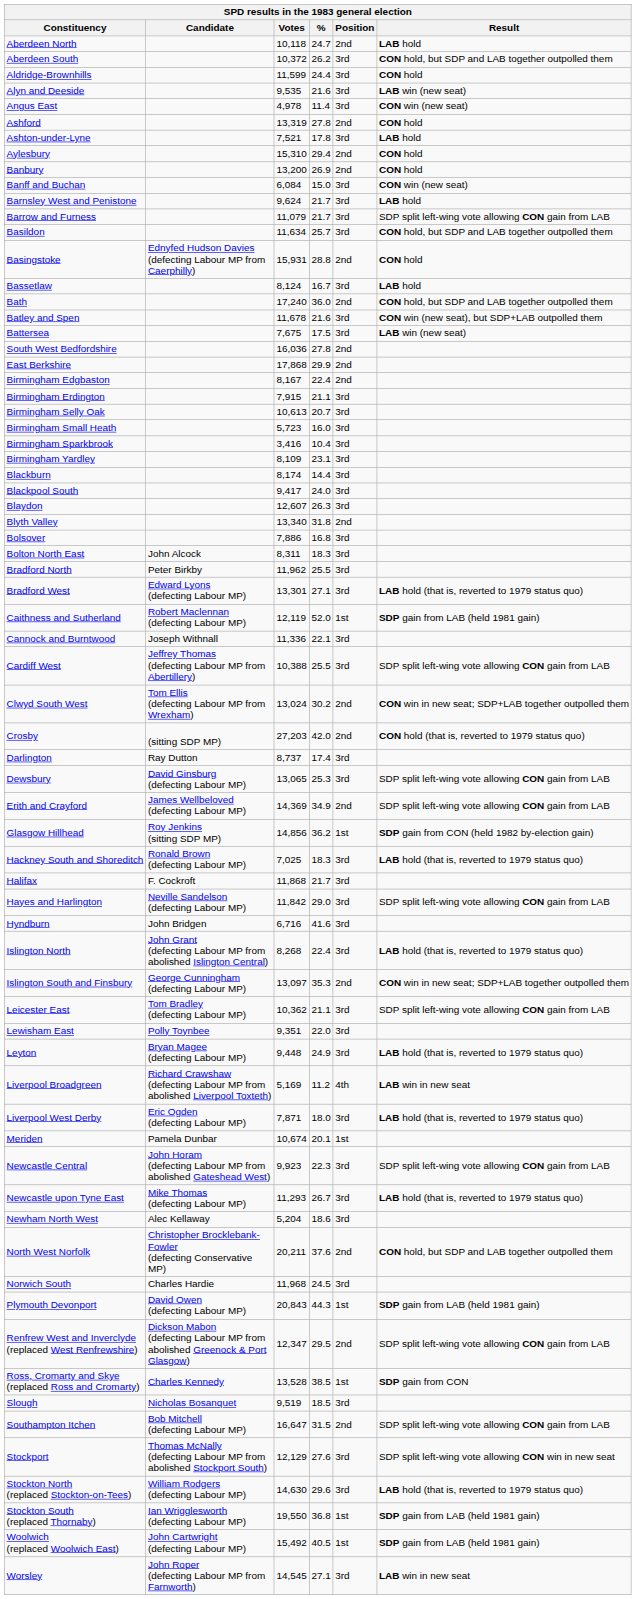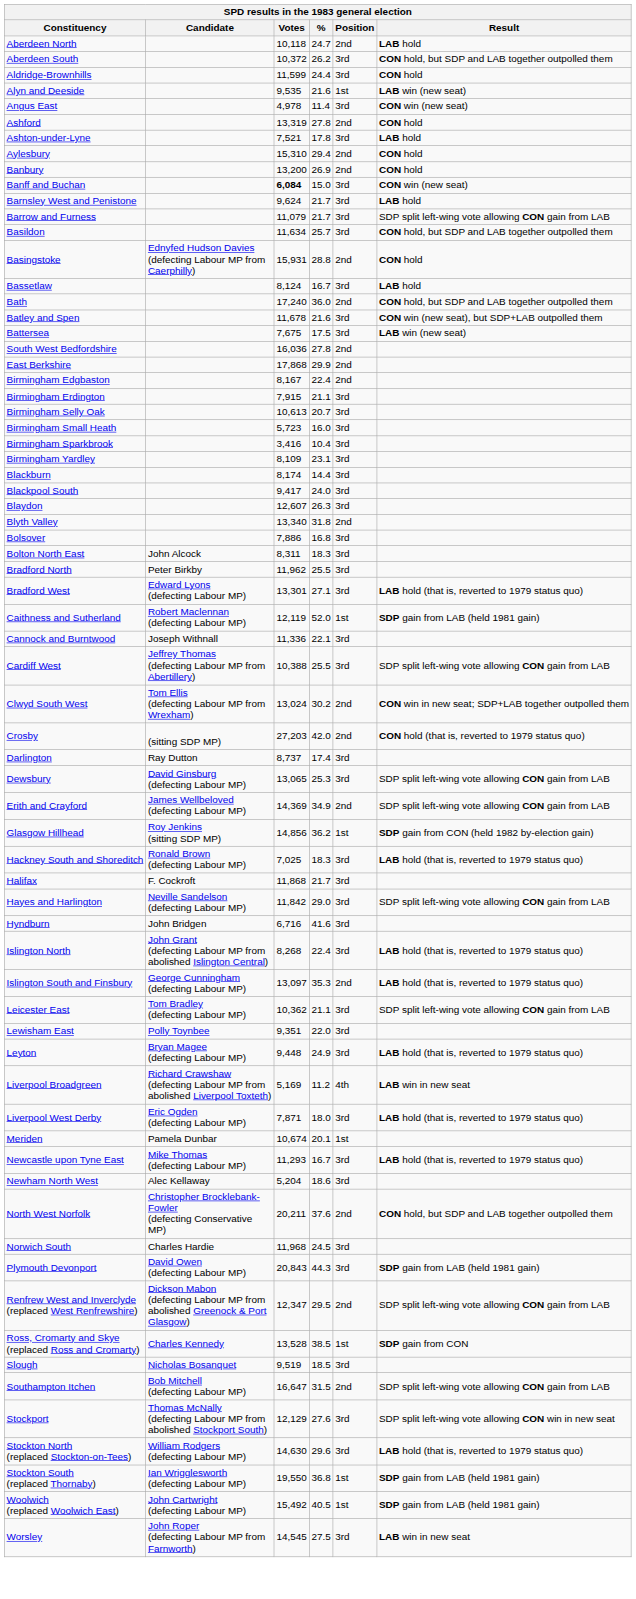(342, 91) 3rd -> (342, 91) 1st
(289, 185) normal -> (289, 185) bold
(504, 983) CON win in new seat; SDP+LAB together outpolled them -> (481, 983) LAB hold (that is, reverted to 1979 status quo)
- row: (47, 1165)
(321, 1198) 26.7 -> (321, 1160) 16.7
(342, 1305) 1st -> (342, 1267) 3rd
(321, 1575) 27.1 -> (321, 1537) 27.5
